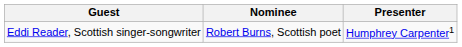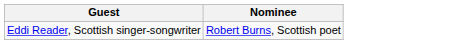- column: (400, 13)
